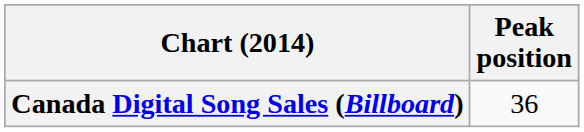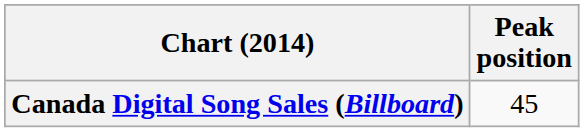(524, 103) 36 -> (524, 103) 45
